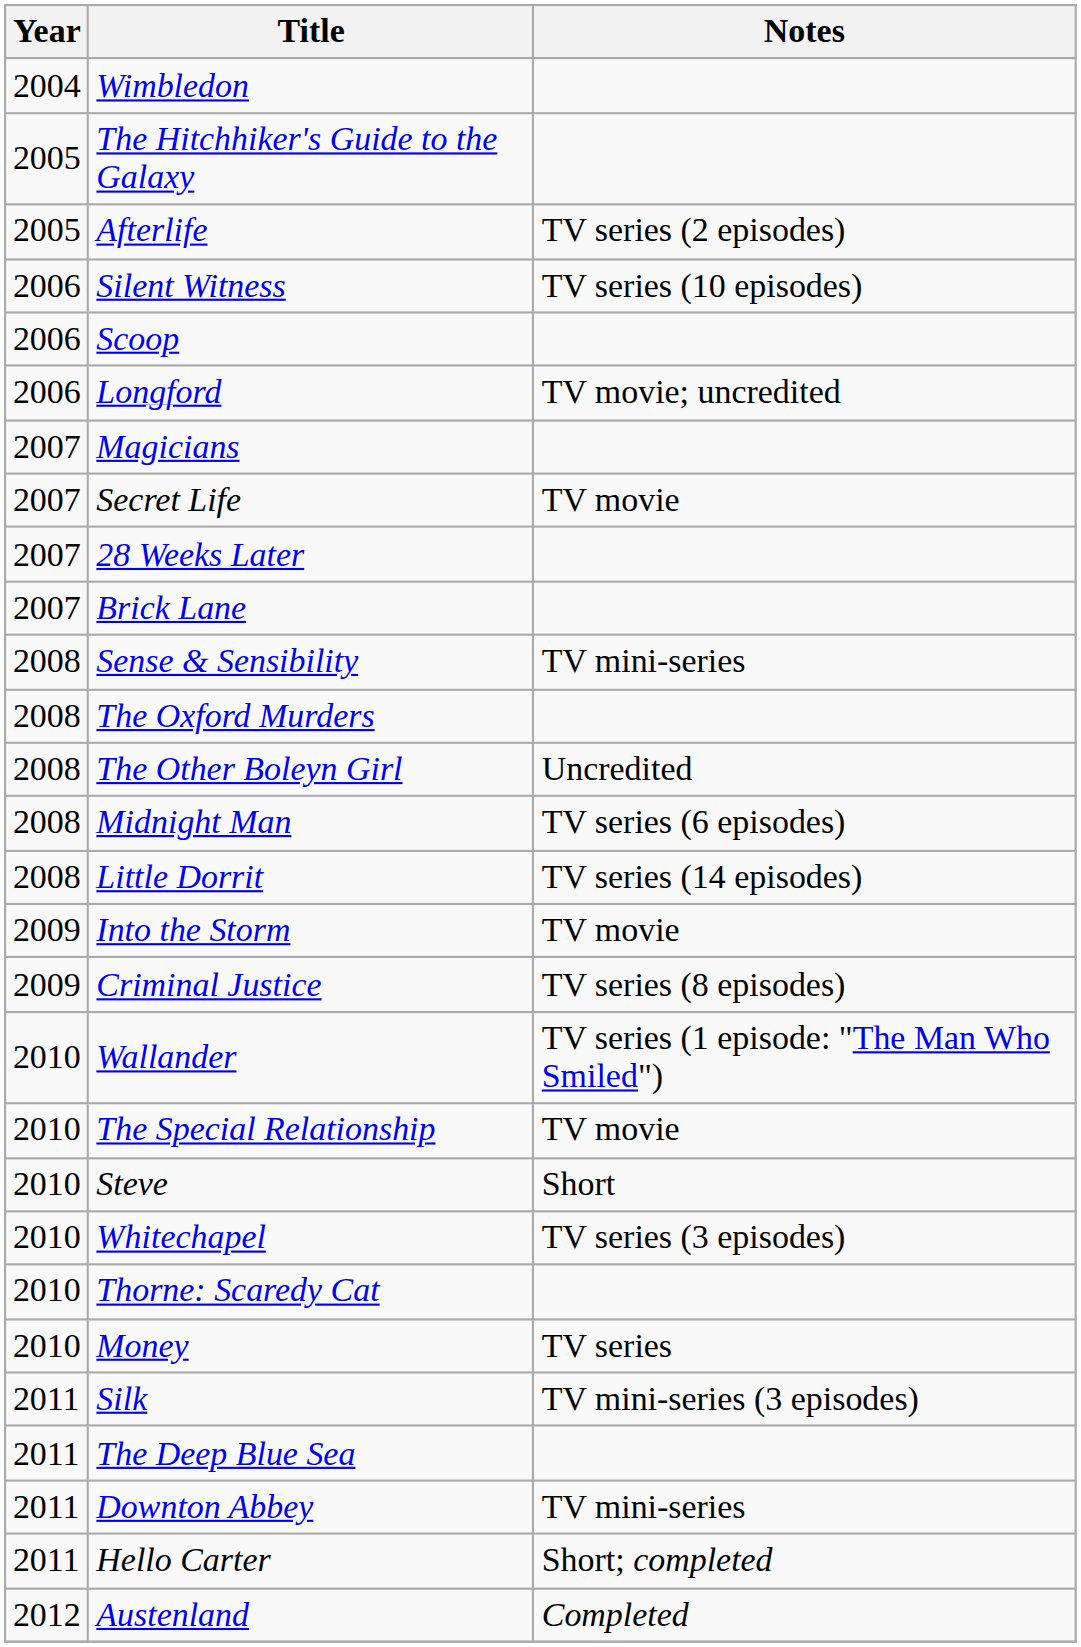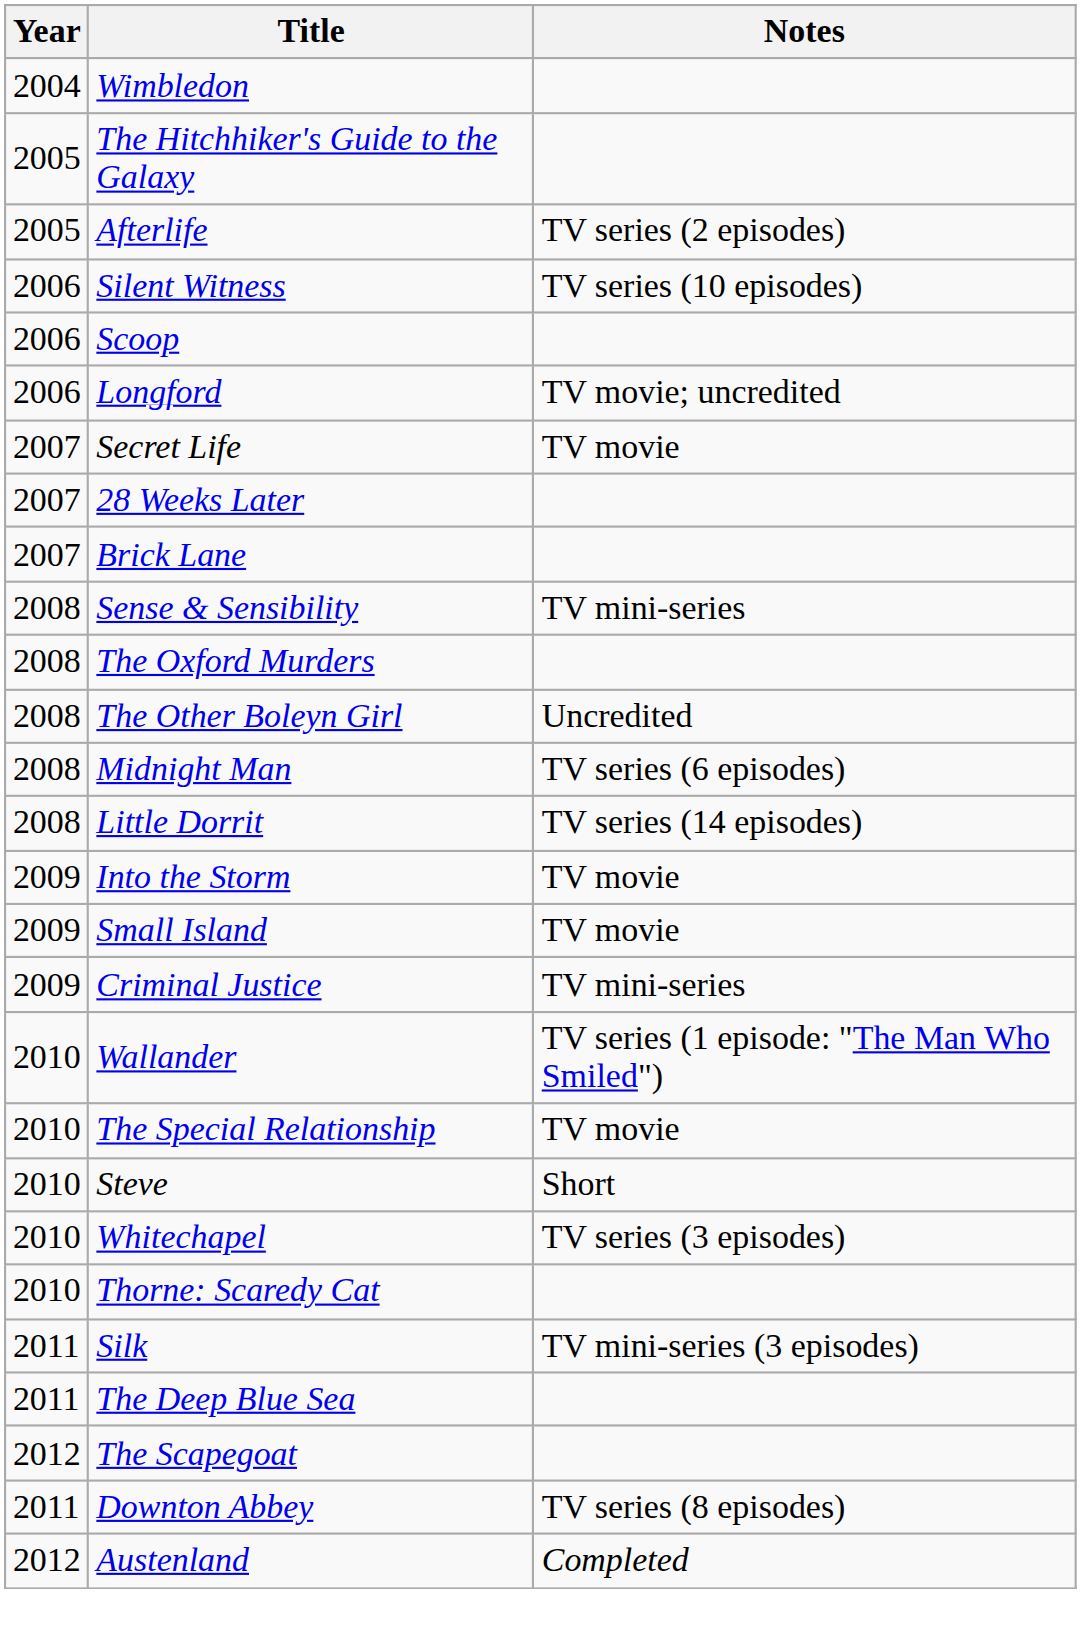- row: (168, 446)
+ row: (182, 930)
(694, 984) TV series (8 episodes) -> (644, 984) TV mini-series
- row: (142, 1345)
+ row: (197, 1452)
(644, 1506) TV mini-series -> (694, 1506) TV series (8 episodes)
- row: (184, 1560)
